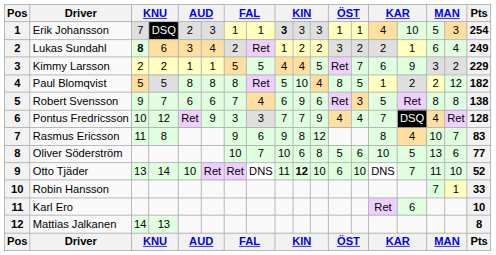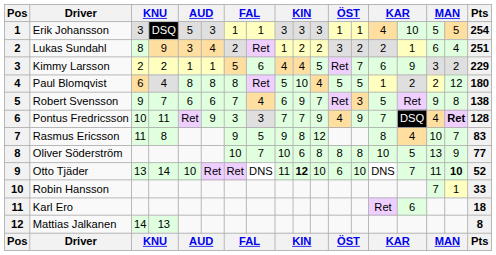(140, 30) 7 -> (140, 30) 3
(190, 30) 2 -> (190, 30) 5
(284, 30) bold -> (284, 30) normal
(456, 30) 3 -> (456, 30) 5
(140, 48) bold -> (140, 48) normal
(164, 48) 6 -> (164, 48) 9
(479, 48) 249 -> (480, 48) 251
(261, 66) 5 -> (261, 66) 6
(140, 83) 5 -> (140, 83) 6
(164, 83) 5 -> (164, 83) 4
(340, 83) 8 -> (340, 83) 5
(479, 83) 182 -> (480, 83) 180
(319, 101) 6 -> (319, 101) 7
(436, 101) 8 -> (436, 101) 9
(164, 118) 12 -> (164, 118) 11
(360, 118) 4 -> (360, 118) 9
(456, 118) normal -> (456, 118) bold
(261, 136) 6 -> (261, 136) 5
(340, 153) 5 -> (340, 153) 8
(360, 153) 6 -> (360, 153) 8
(456, 153) 6 -> (456, 153) 9
(456, 171) normal -> (456, 171) bold
(479, 206) 10 -> (480, 206) 18
